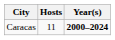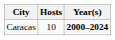(51, 27) 11 -> (51, 27) 10
